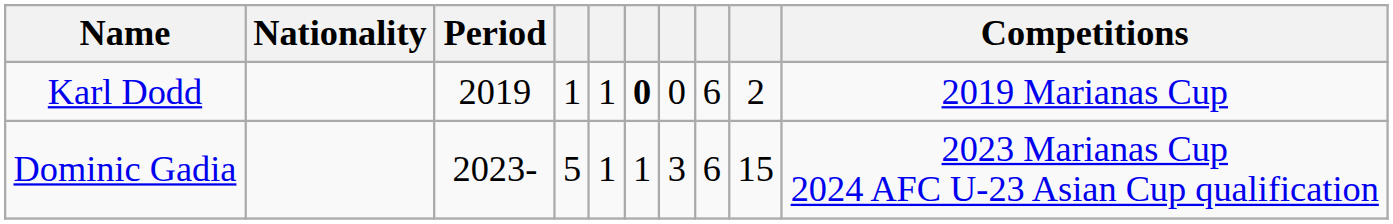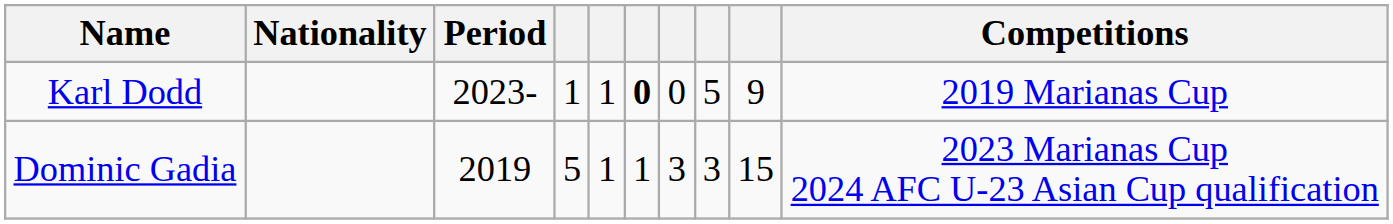(495, 90) 2019 -> (495, 90) 2023-
(712, 90) 6 -> (712, 90) 5
(756, 90) 2 -> (756, 90) 9
(495, 168) 2023- -> (495, 168) 2019
(712, 168) 6 -> (712, 168) 3
